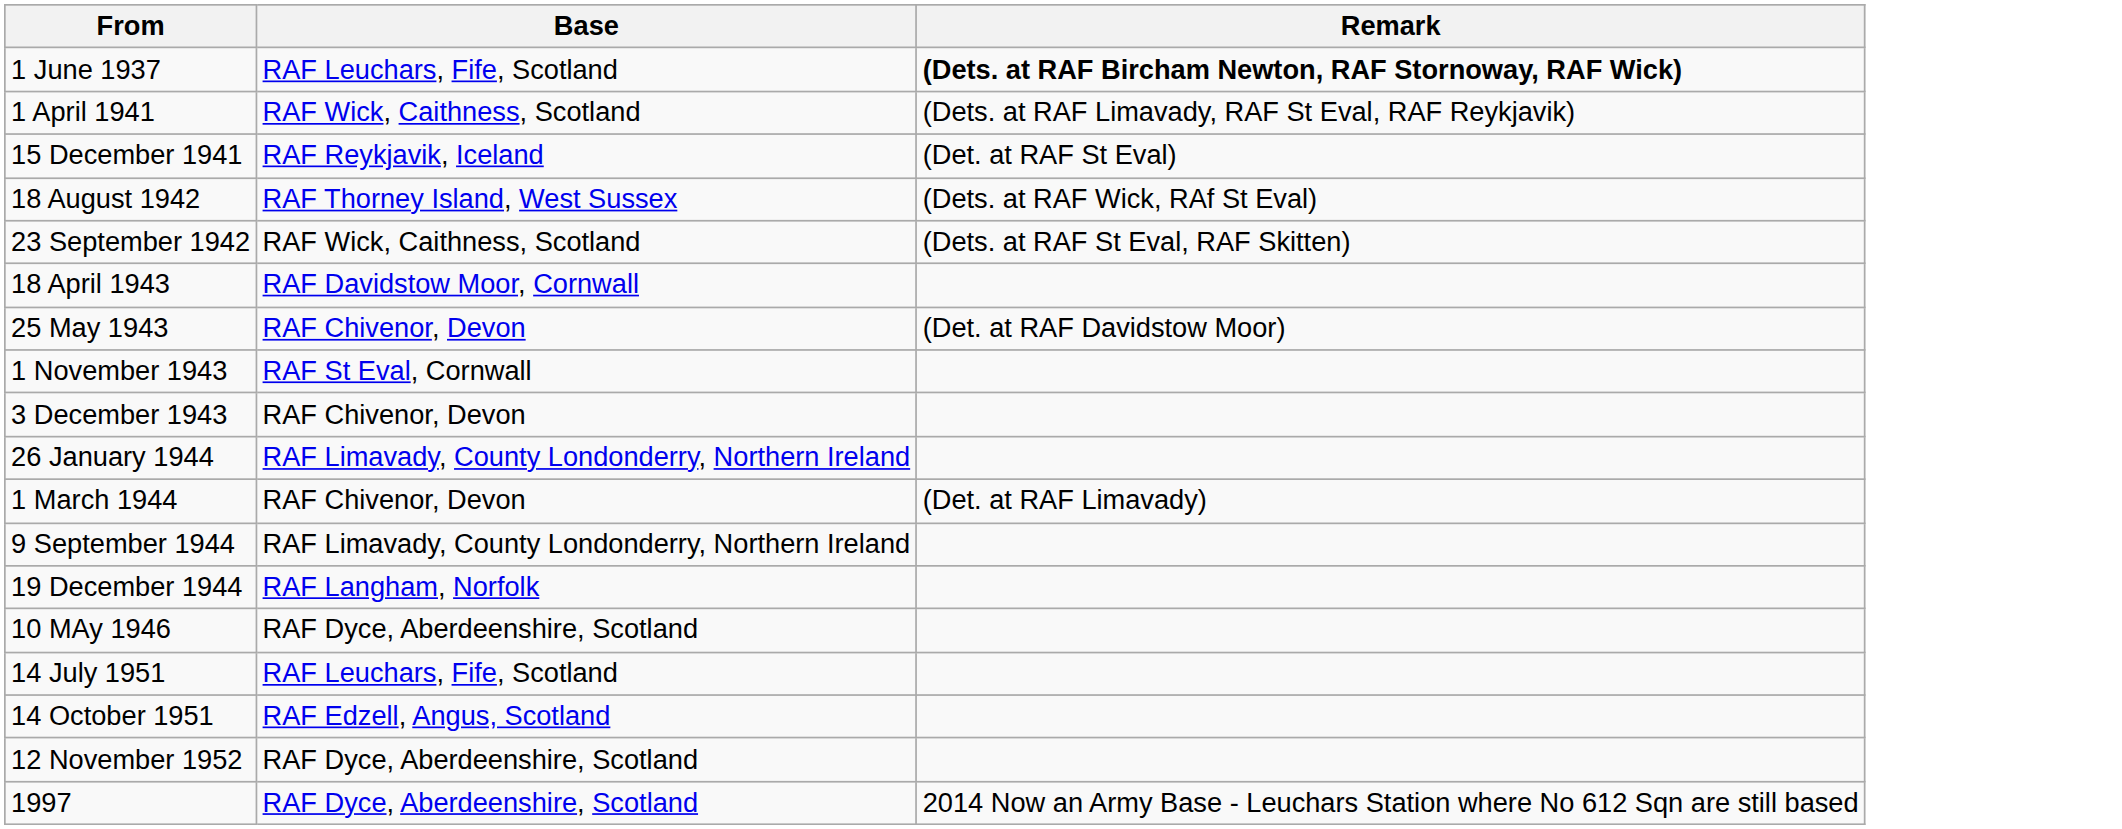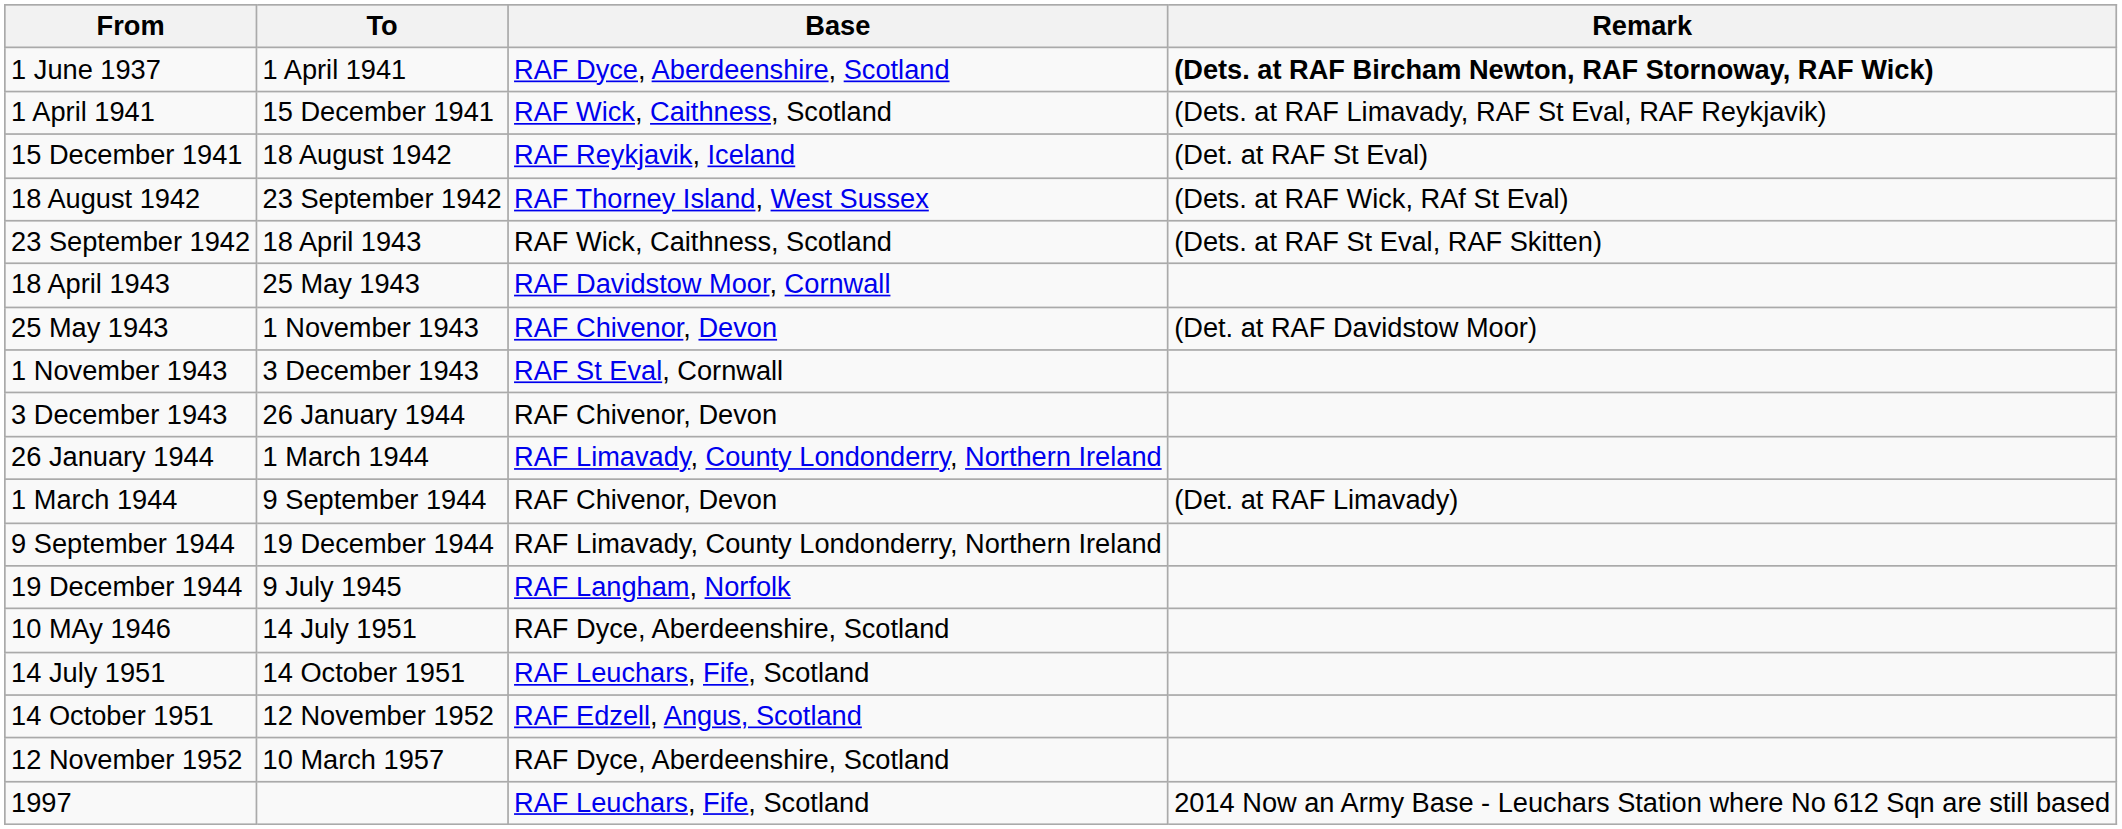+ column: (382, 26)
(440, 69) RAF Leuchars, Fife, Scotland -> (732, 69) RAF Dyce, Aberdeenshire, Scotland
(480, 802) RAF Dyce, Aberdeenshire, Scotland -> (692, 802) RAF Leuchars, Fife, Scotland
